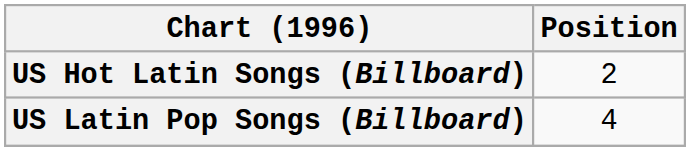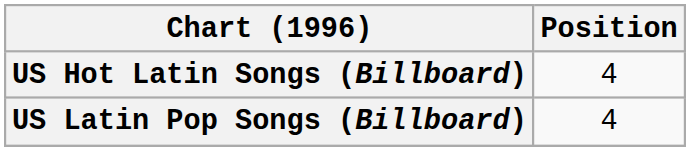(609, 75) 2 -> (609, 75) 4
